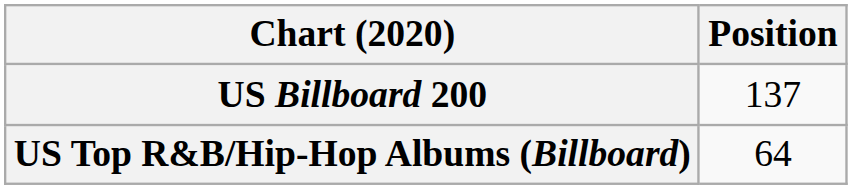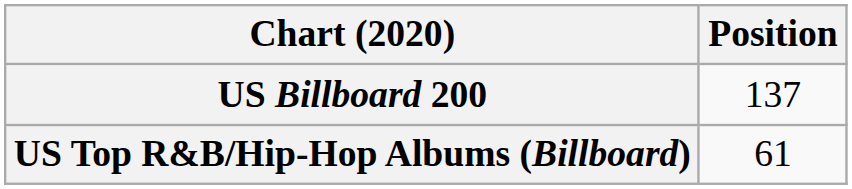(773, 153) 64 -> (773, 153) 61
